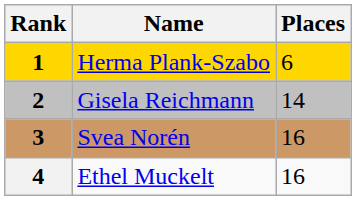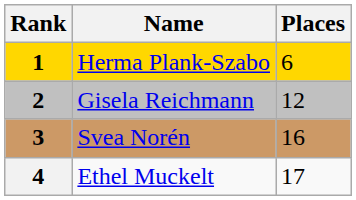(293, 99) 14 -> (293, 99) 12
(293, 175) 16 -> (293, 175) 17
